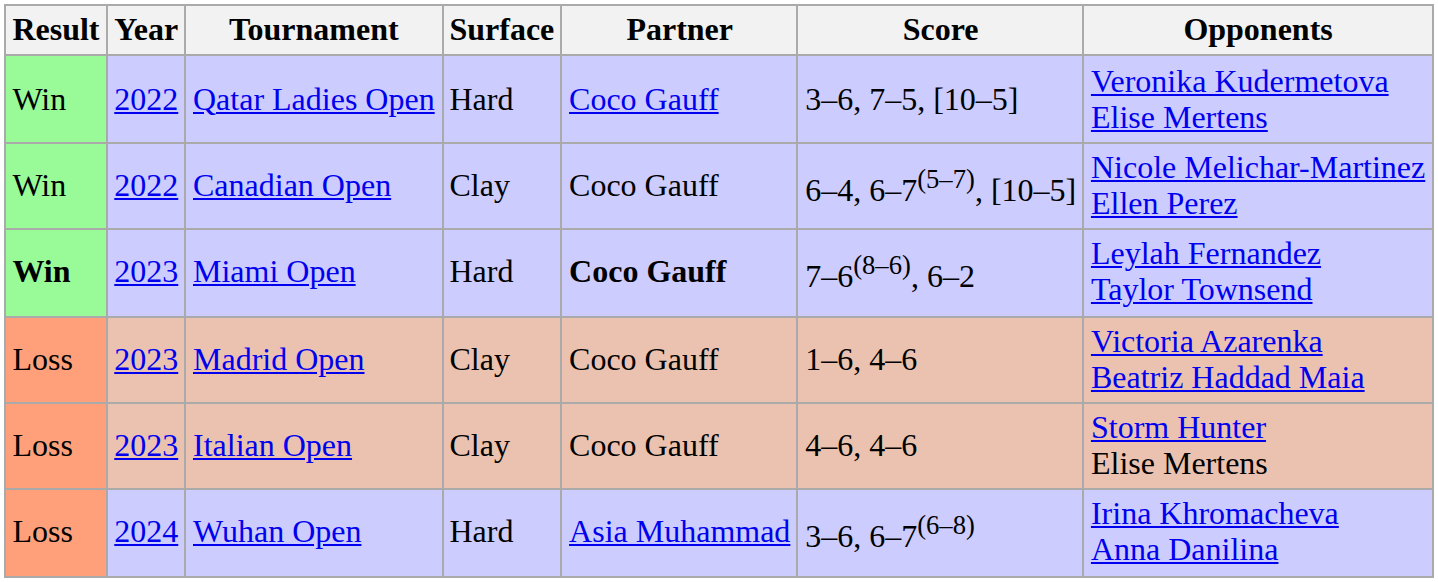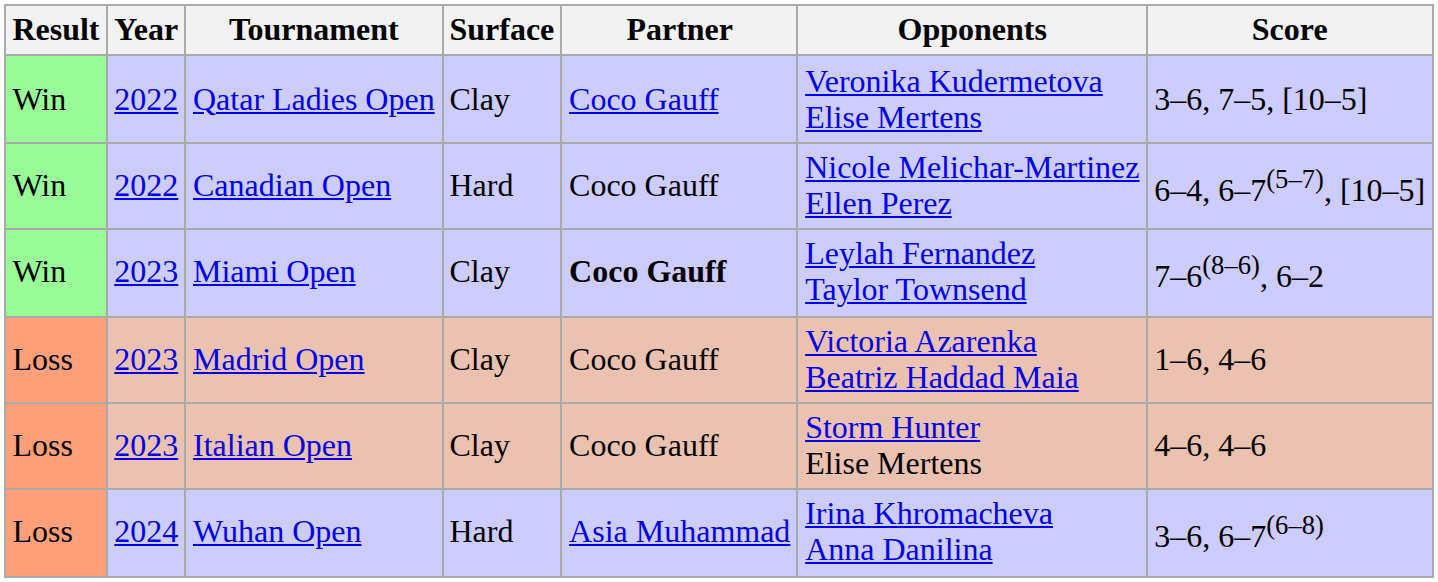columns swapped: (1258, 29) <-> (941, 29)
(481, 98) Hard -> (480, 98) Clay
(480, 185) Clay -> (481, 185) Hard
(41, 272) bold -> (39, 272) normal
(481, 272) Hard -> (480, 272) Clay
